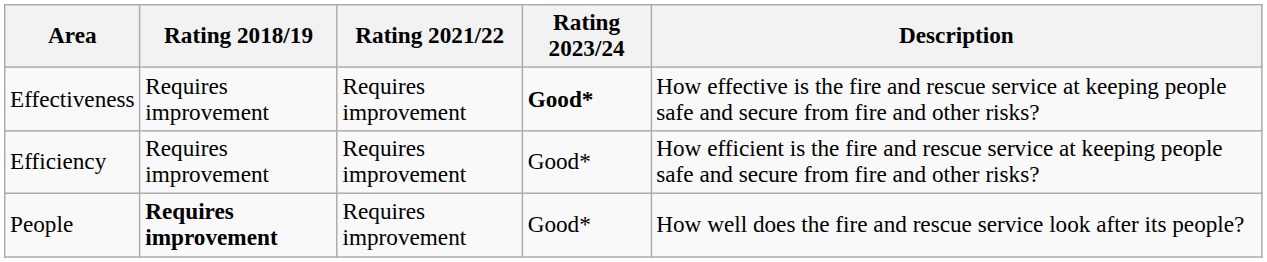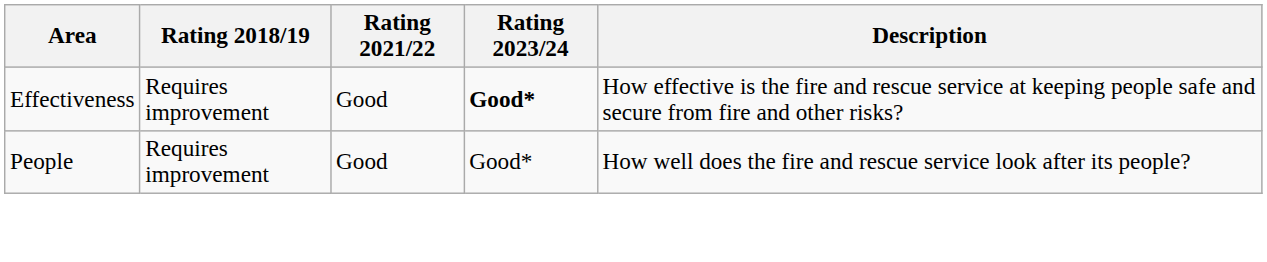(404, 98) Requires improvement -> (362, 98) Good
- row: (58, 161)
(211, 224) bold -> (207, 161) normal
(404, 224) Requires improvement -> (362, 161) Good
